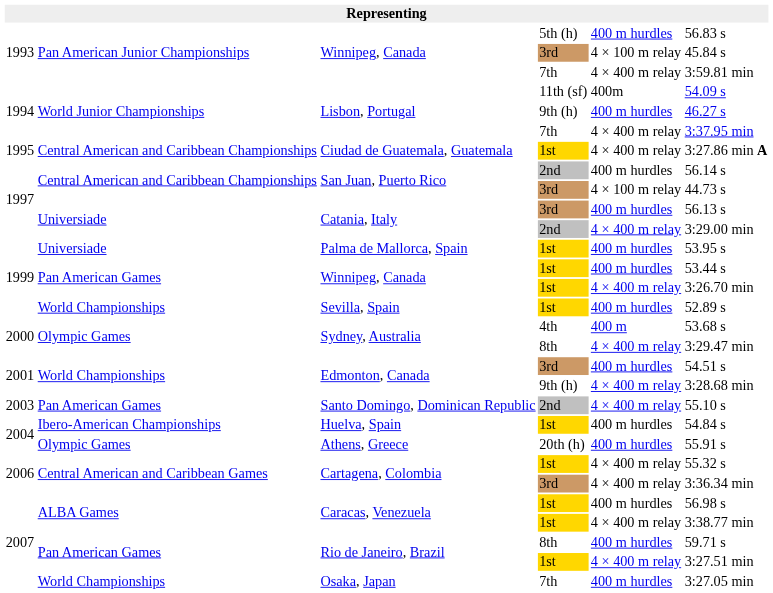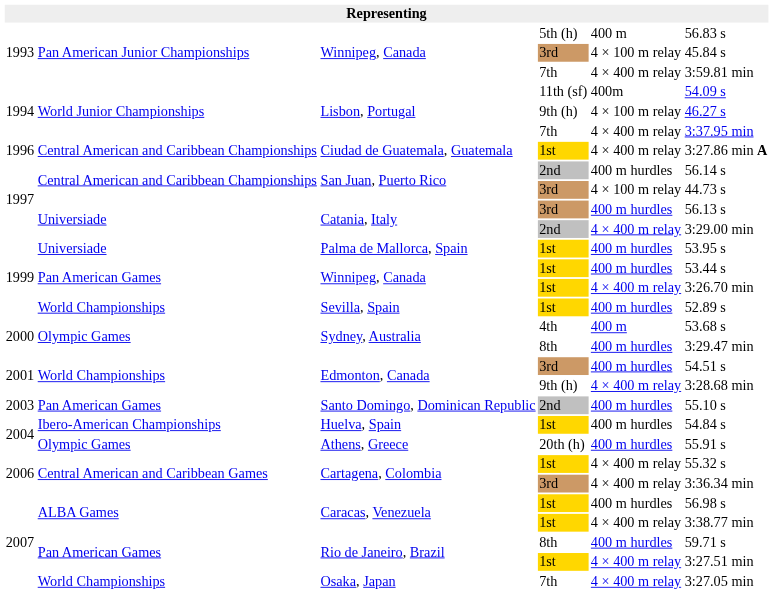(632, 33) 400 m hurdles -> (609, 33) 400 m
(632, 111) 400 m hurdles -> (636, 111) 4 × 100 m relay
(20, 150) 1995 -> (20, 150) 1996
(636, 346) 4 × 400 m relay -> (632, 346) 400 m hurdles
(636, 405) 4 × 400 m relay -> (632, 405) 400 m hurdles
(632, 581) 400 m hurdles -> (636, 581) 4 × 400 m relay
